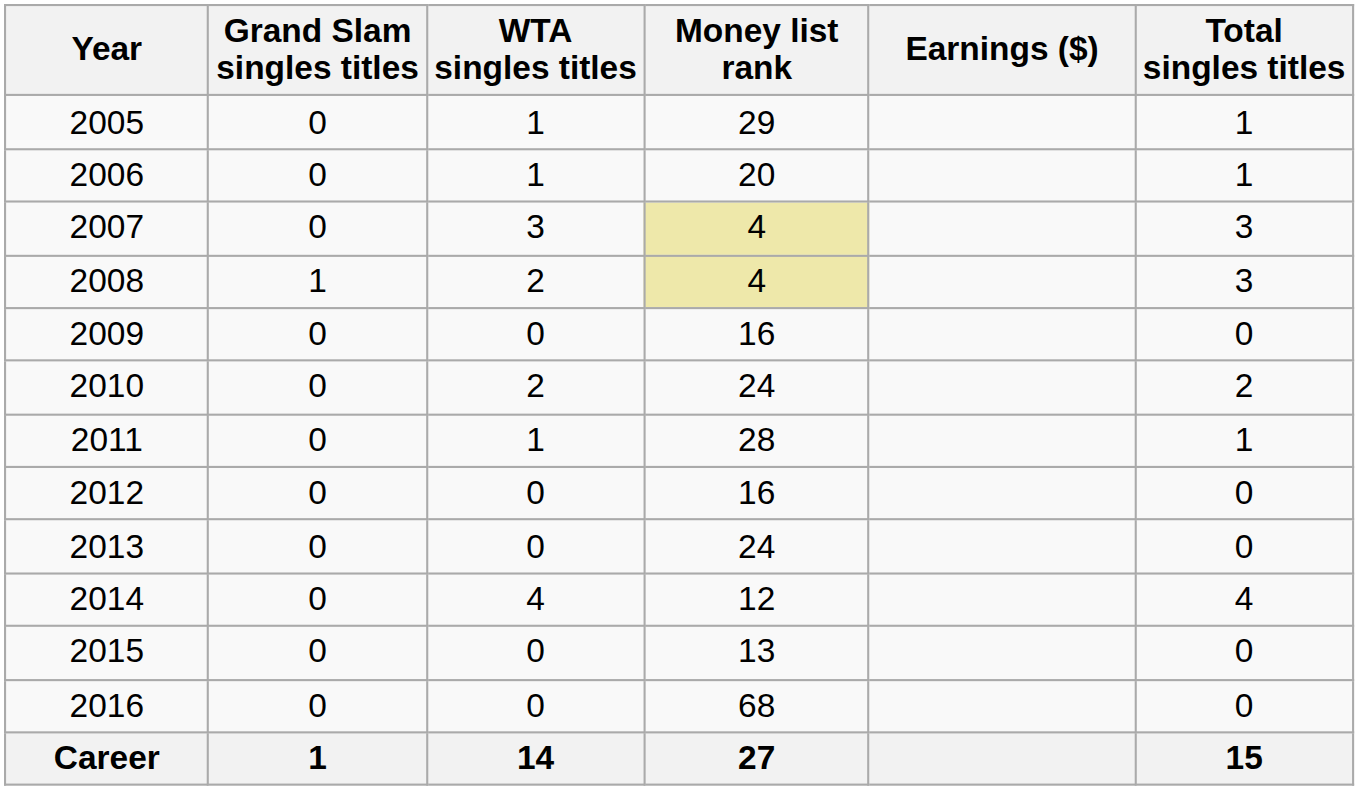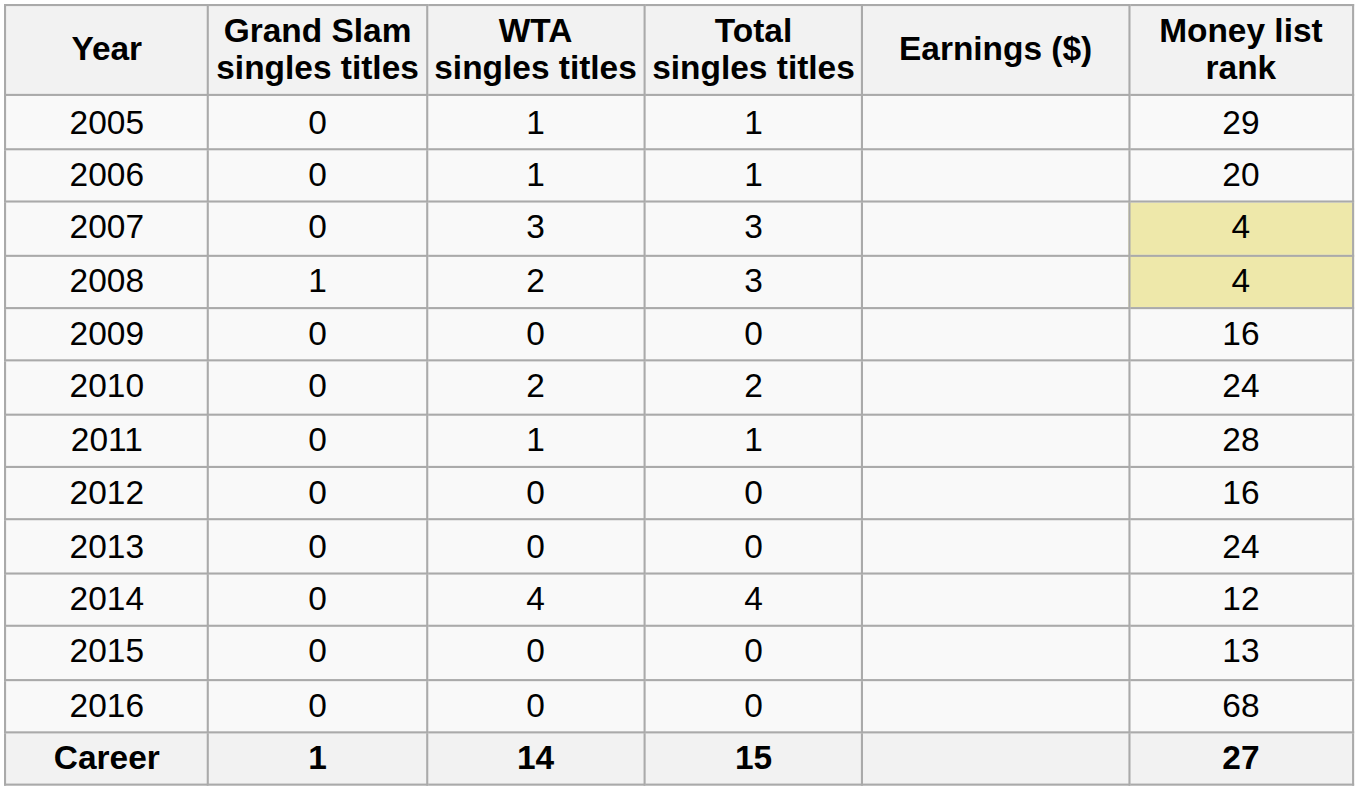columns swapped: (1244, 49) <-> (757, 49)
